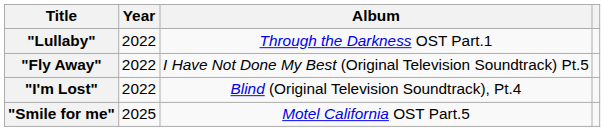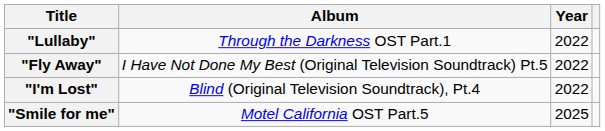columns swapped: (139, 16) <-> (376, 16)
